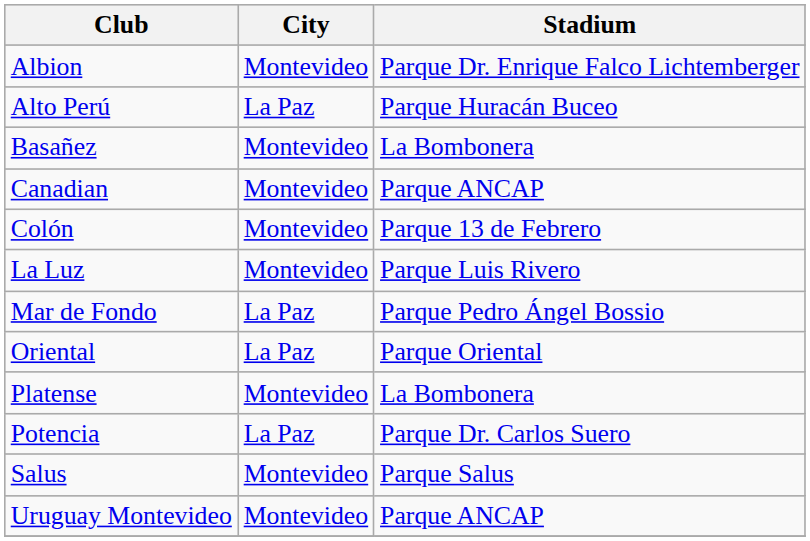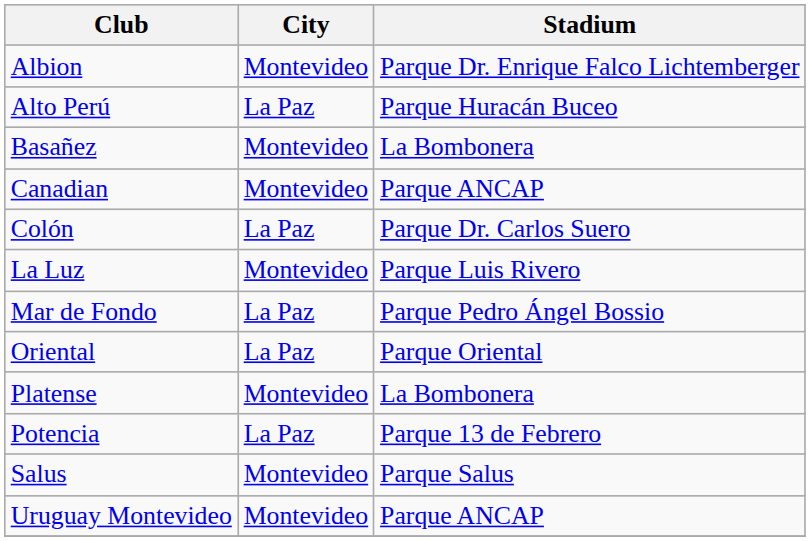(306, 229) Montevideo -> (279, 229) La Paz
(491, 229) Parque 13 de Febrero -> (505, 229) Parque Dr. Carlos Suero
(505, 433) Parque Dr. Carlos Suero -> (491, 433) Parque 13 de Febrero
